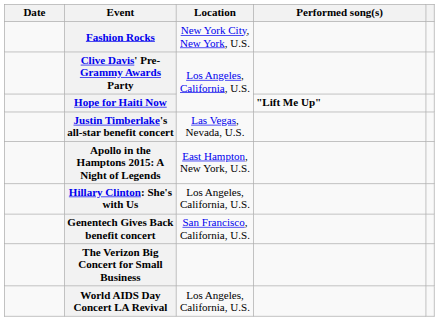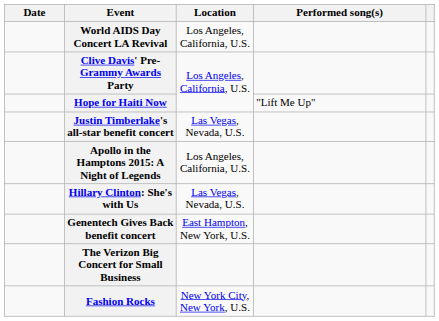rows swapped: (120, 36) <-> (120, 301)
(289, 103) bold -> (286, 103) normal
(215, 162) East Hampton, New York, U.S. -> (215, 162) Los Angeles, California, U.S.
(215, 199) Los Angeles, California, U.S. -> (215, 199) Las Vegas, Nevada, U.S.
(215, 228) San Francisco, California, U.S. -> (215, 228) East Hampton, New York, U.S.
